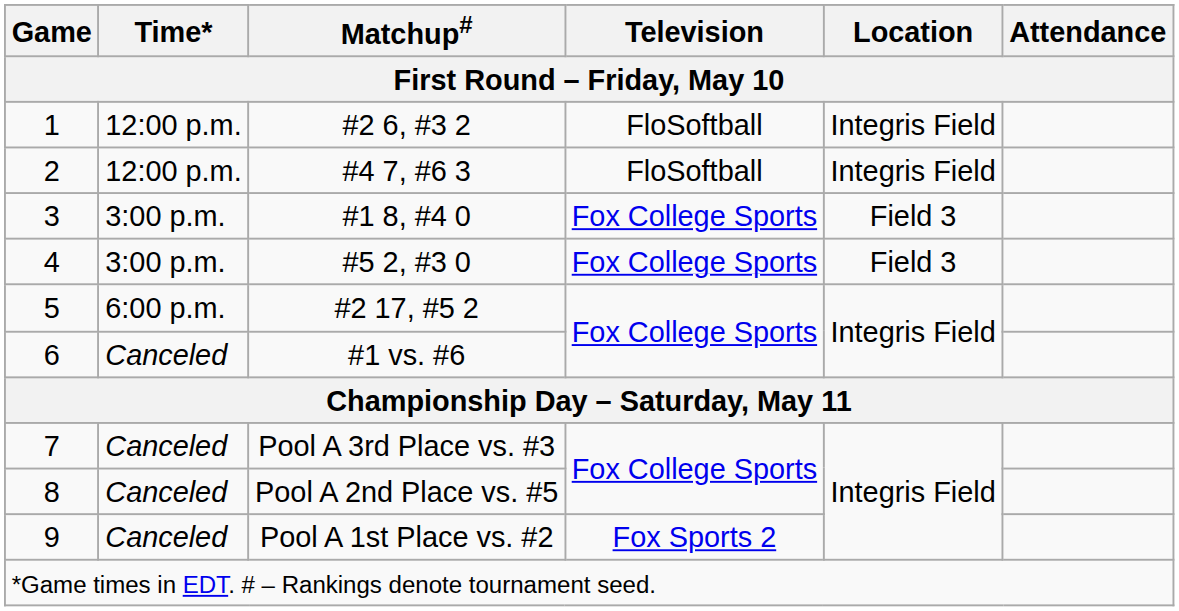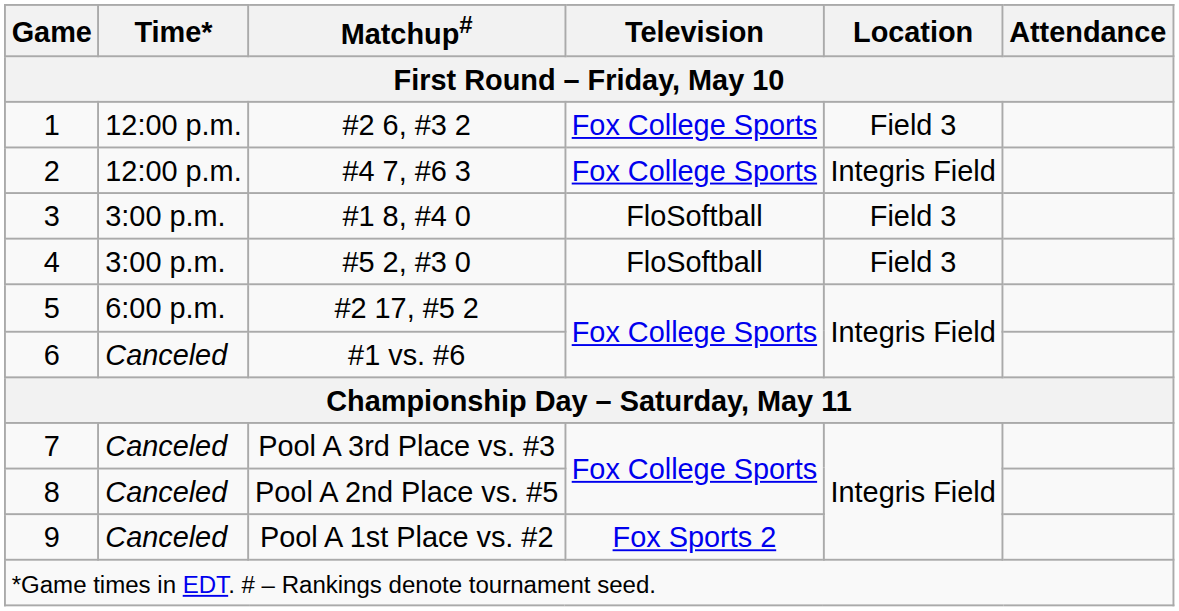(694, 125) FloSoftball -> (694, 125) Fox College Sports
(913, 125) Integris Field -> (913, 125) Field 3
(694, 171) FloSoftball -> (694, 171) Fox College Sports
(694, 217) Fox College Sports -> (694, 217) FloSoftball
(694, 262) Fox College Sports -> (694, 262) FloSoftball
